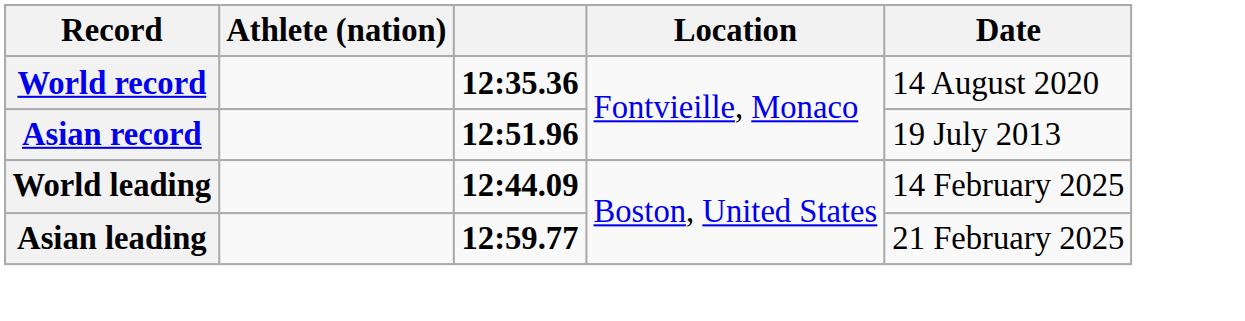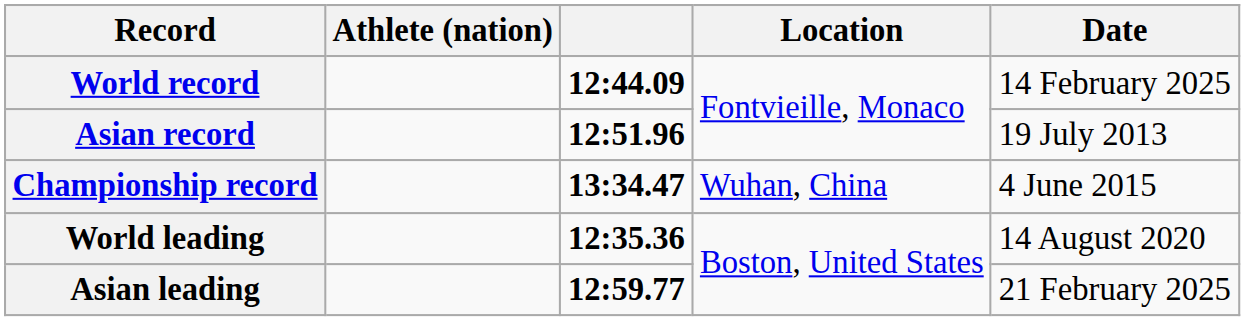(520, 82) 12:35.36 -> (626, 82) 12:44.09
(996, 82) 14 August 2020 -> (1115, 82) 14 February 2025
+ row: (165, 185)
(520, 185) 12:44.09 -> (626, 237) 12:35.36
(1008, 185) 14 February 2025 -> (1102, 237) 14 August 2020
